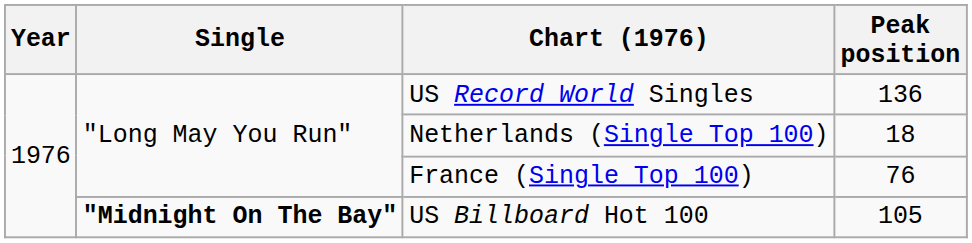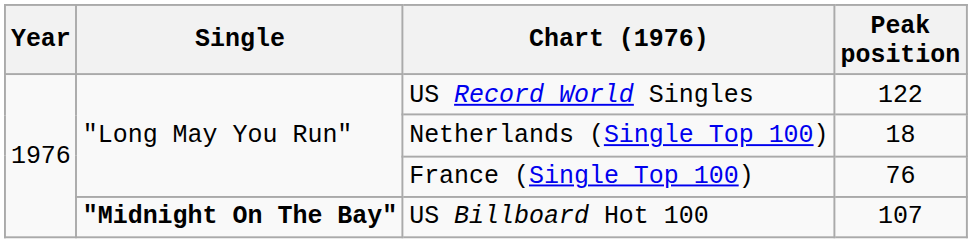(900, 95) 136 -> (900, 95) 122
(900, 217) 105 -> (900, 217) 107
